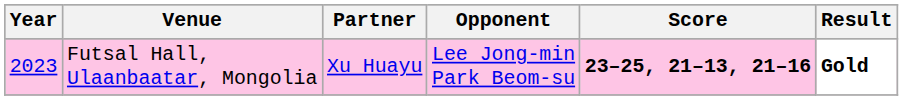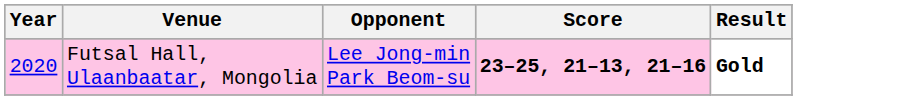- column: (375, 21)
(34, 67) 2023 -> (34, 67) 2020
